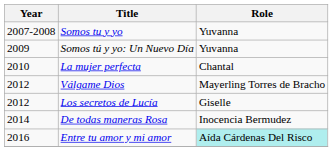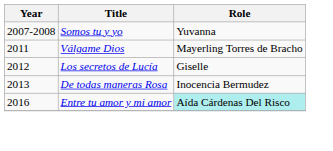- row: (127, 48)
- row: (101, 66)
(18, 84) 2012 -> (18, 48) 2011
(18, 119) 2014 -> (18, 84) 2013
